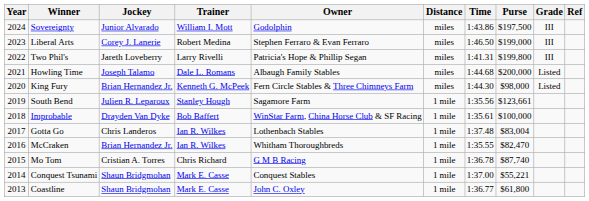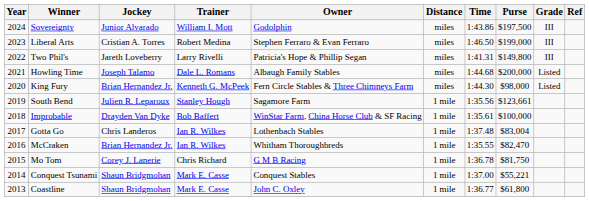(131, 42) Corey J. Lanerie -> (133, 42) Cristian A. Torres
(515, 57) $199,800 -> (515, 57) $149,800
(133, 160) Cristian A. Torres -> (131, 160) Corey J. Lanerie
(515, 160) $87,740 -> (515, 160) $81,750
